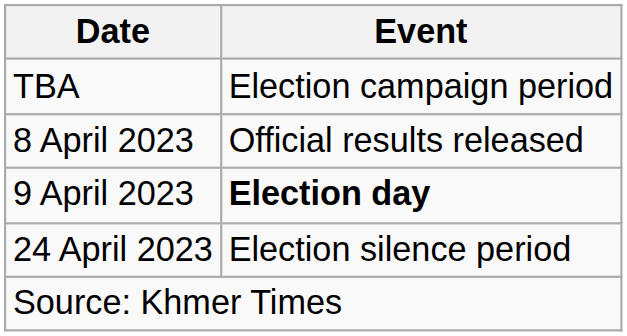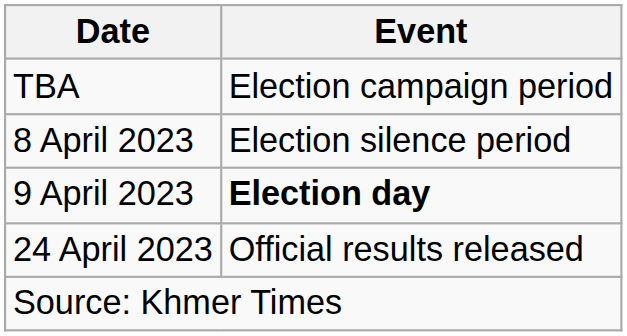(406, 140) Official results released -> (400, 140) Election silence period
(400, 248) Election silence period -> (406, 248) Official results released
